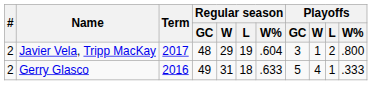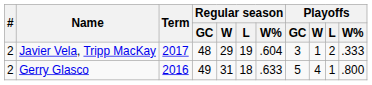(353, 51) .800 -> (353, 51) .333
(353, 70) .333 -> (353, 70) .800
